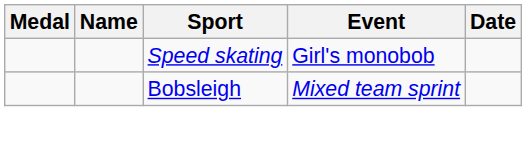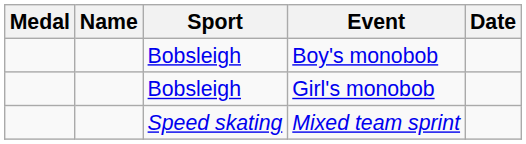+ row: (365, 55)
(215, 55) Speed skating -> (194, 89) Bobsleigh
(194, 89) Bobsleigh -> (215, 123) Speed skating
